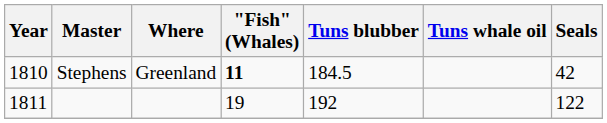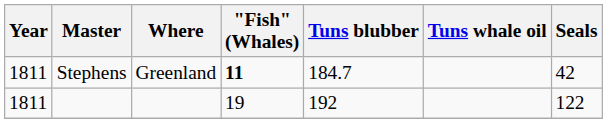(28, 72) 1810 -> (28, 72) 1811
(330, 72) 184.5 -> (330, 72) 184.7
